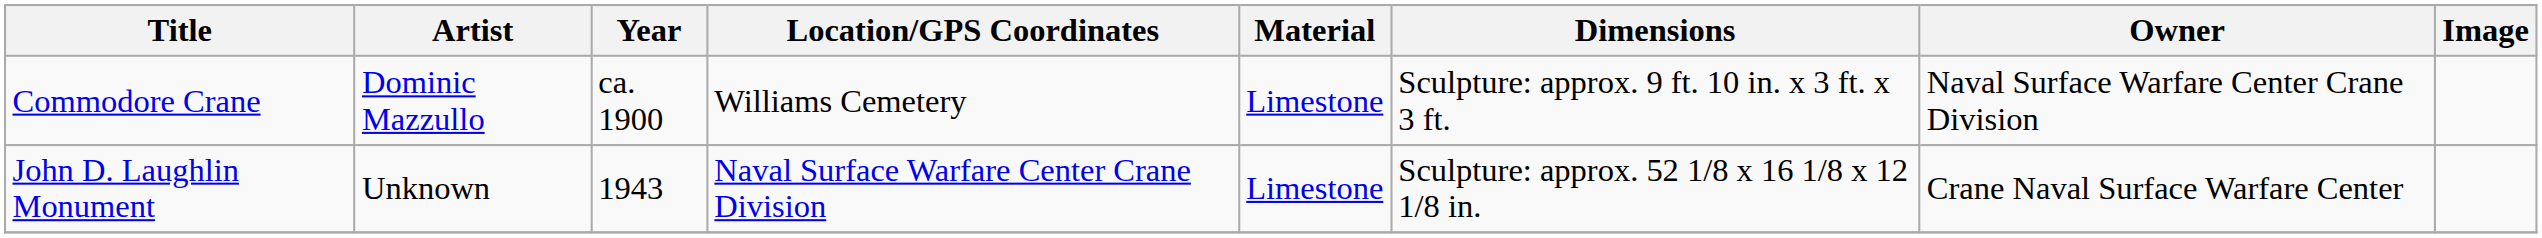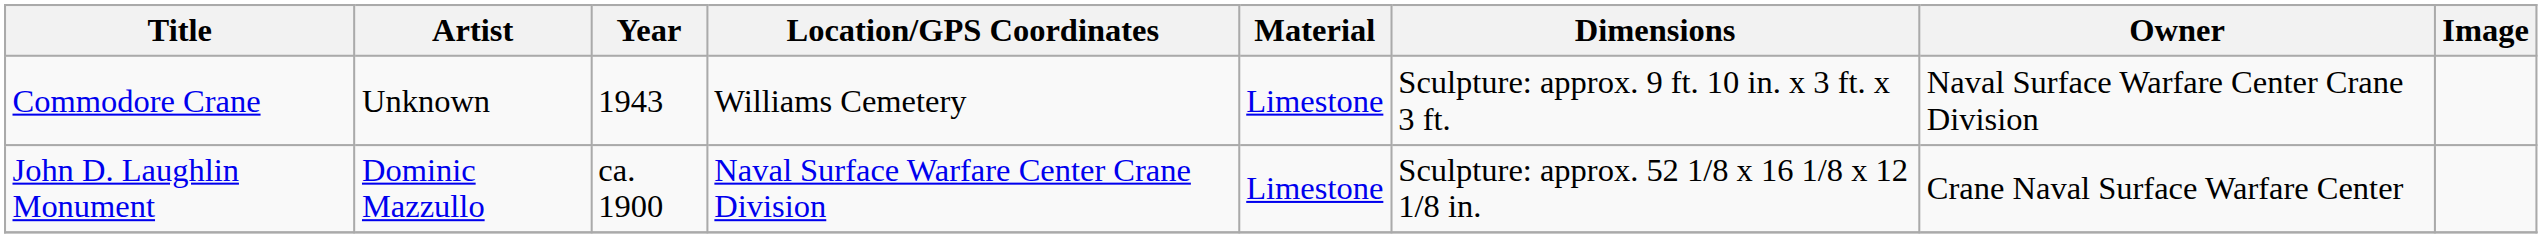(423, 100) Dominic Mazzullo -> (426, 100) Unknown
(631, 100) ca. 1900 -> (631, 100) 1943
(426, 188) Unknown -> (423, 188) Dominic Mazzullo
(631, 188) 1943 -> (631, 188) ca. 1900
